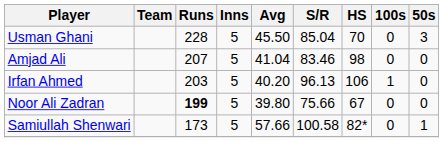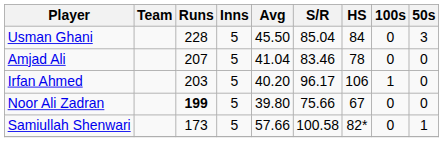(357, 37) 70 -> (357, 37) 84
(357, 59) 98 -> (357, 59) 78
(318, 81) 96.13 -> (318, 81) 96.17
